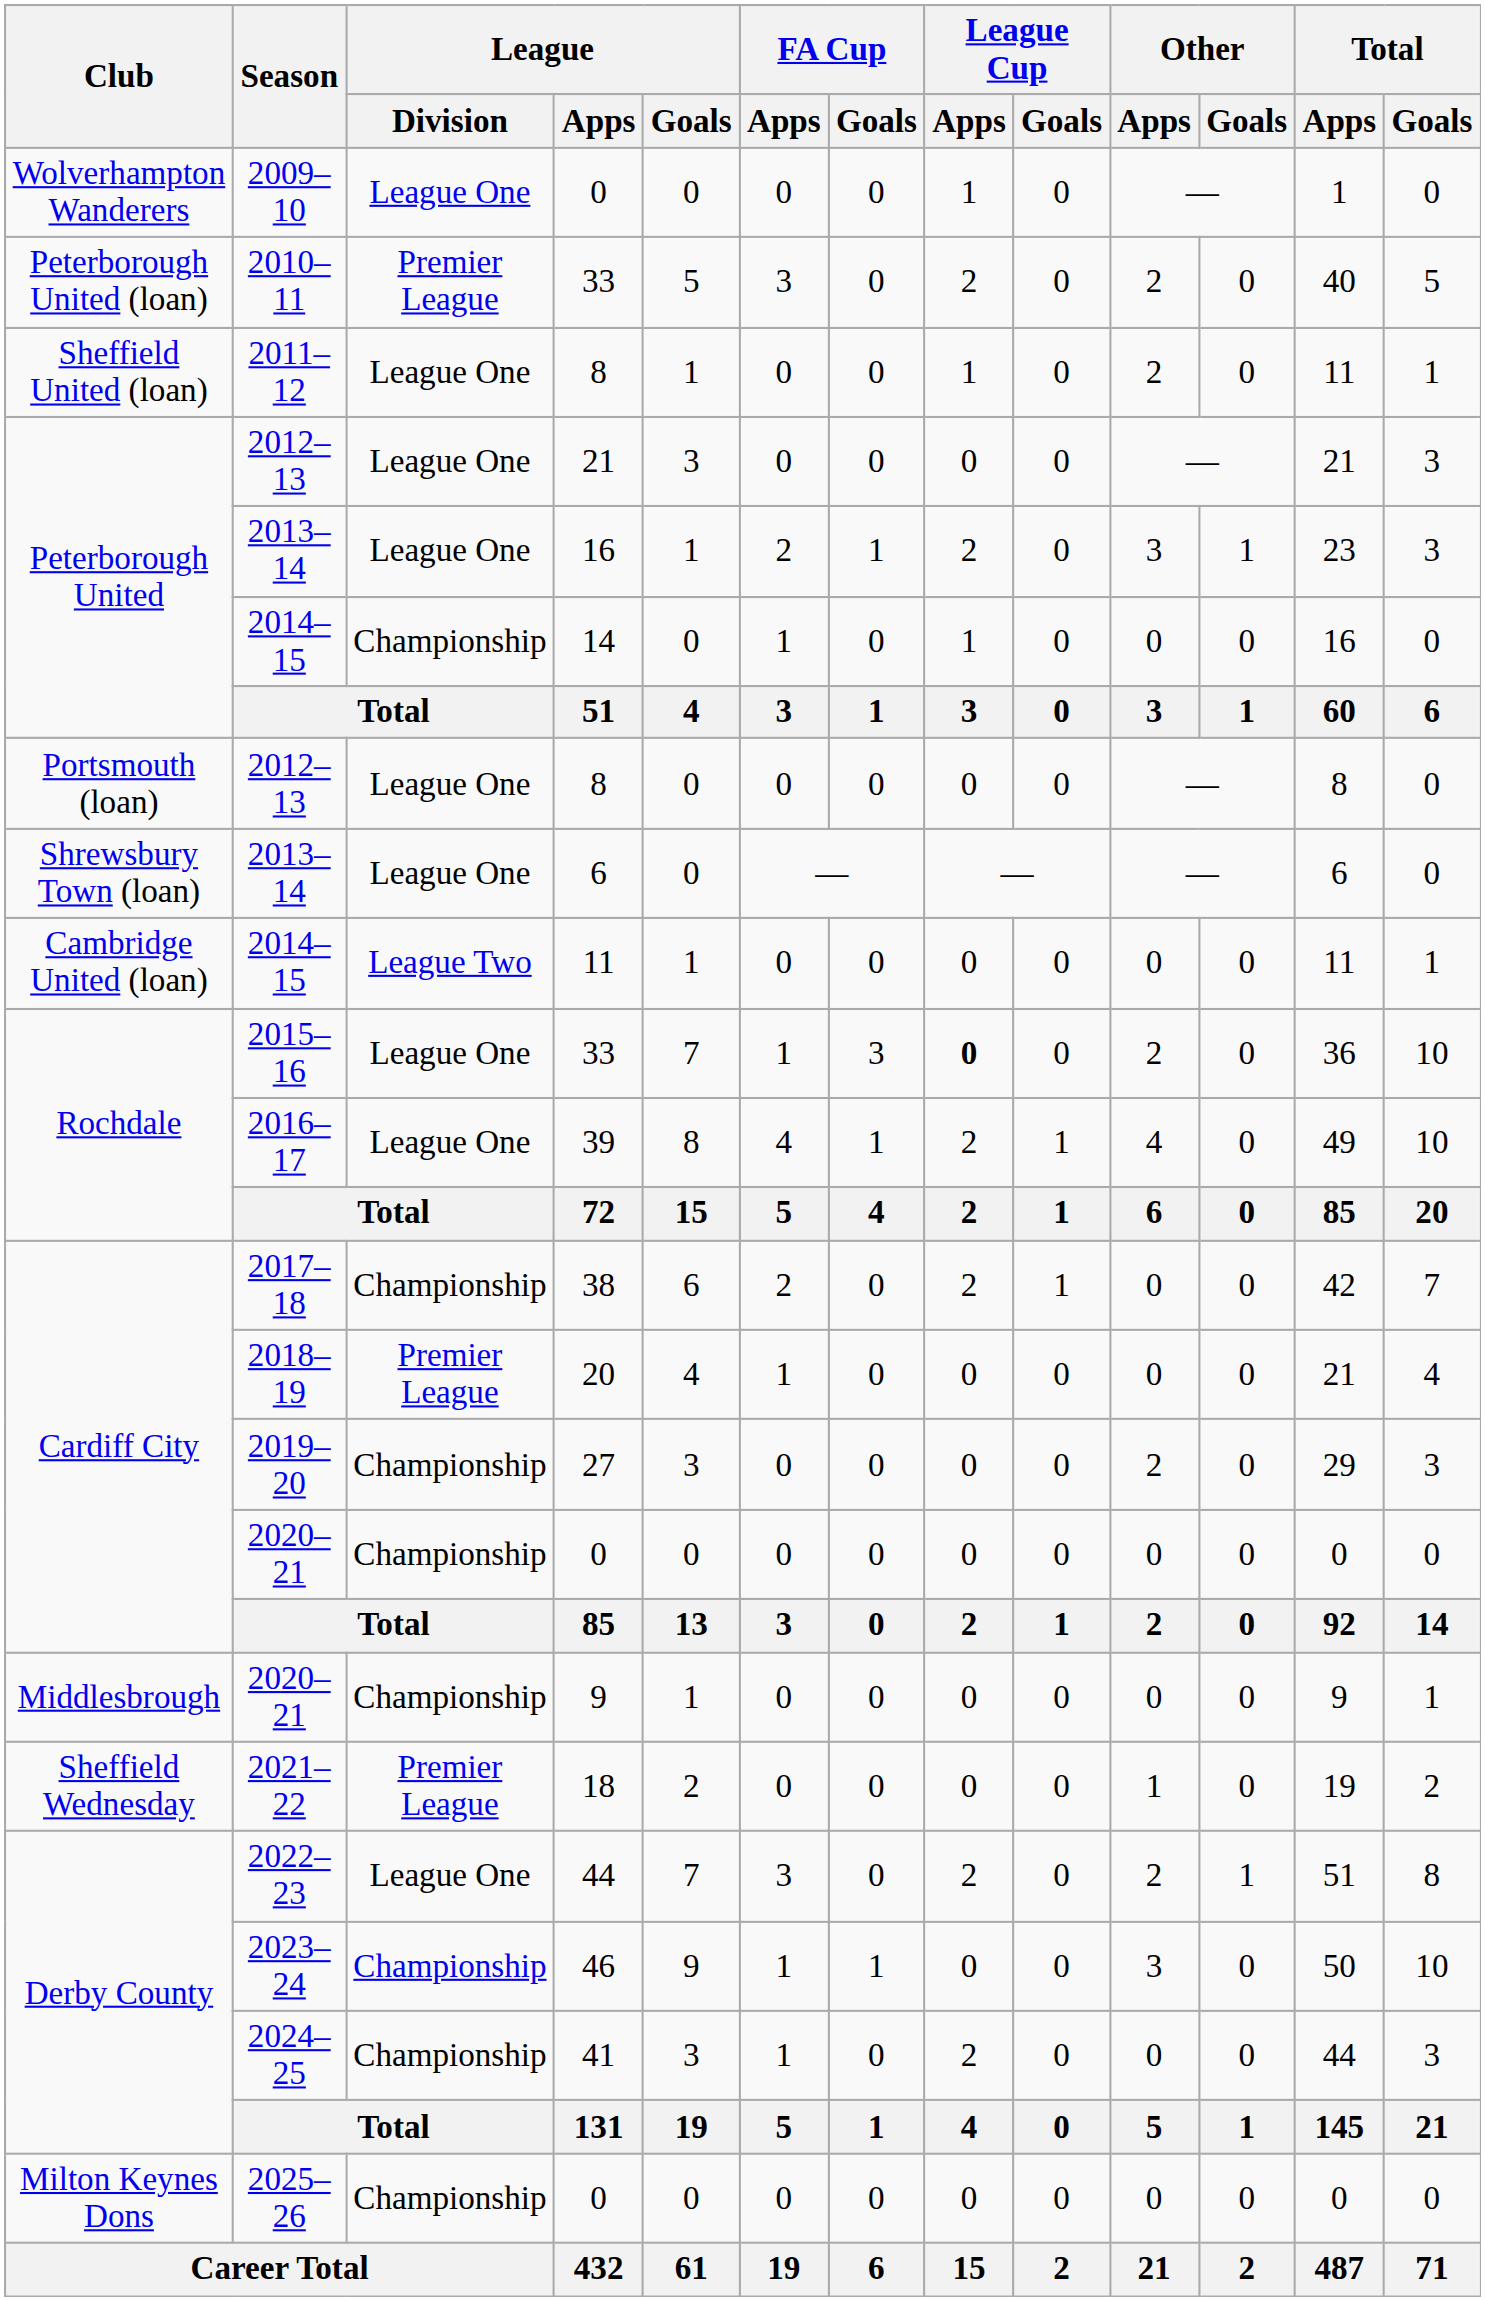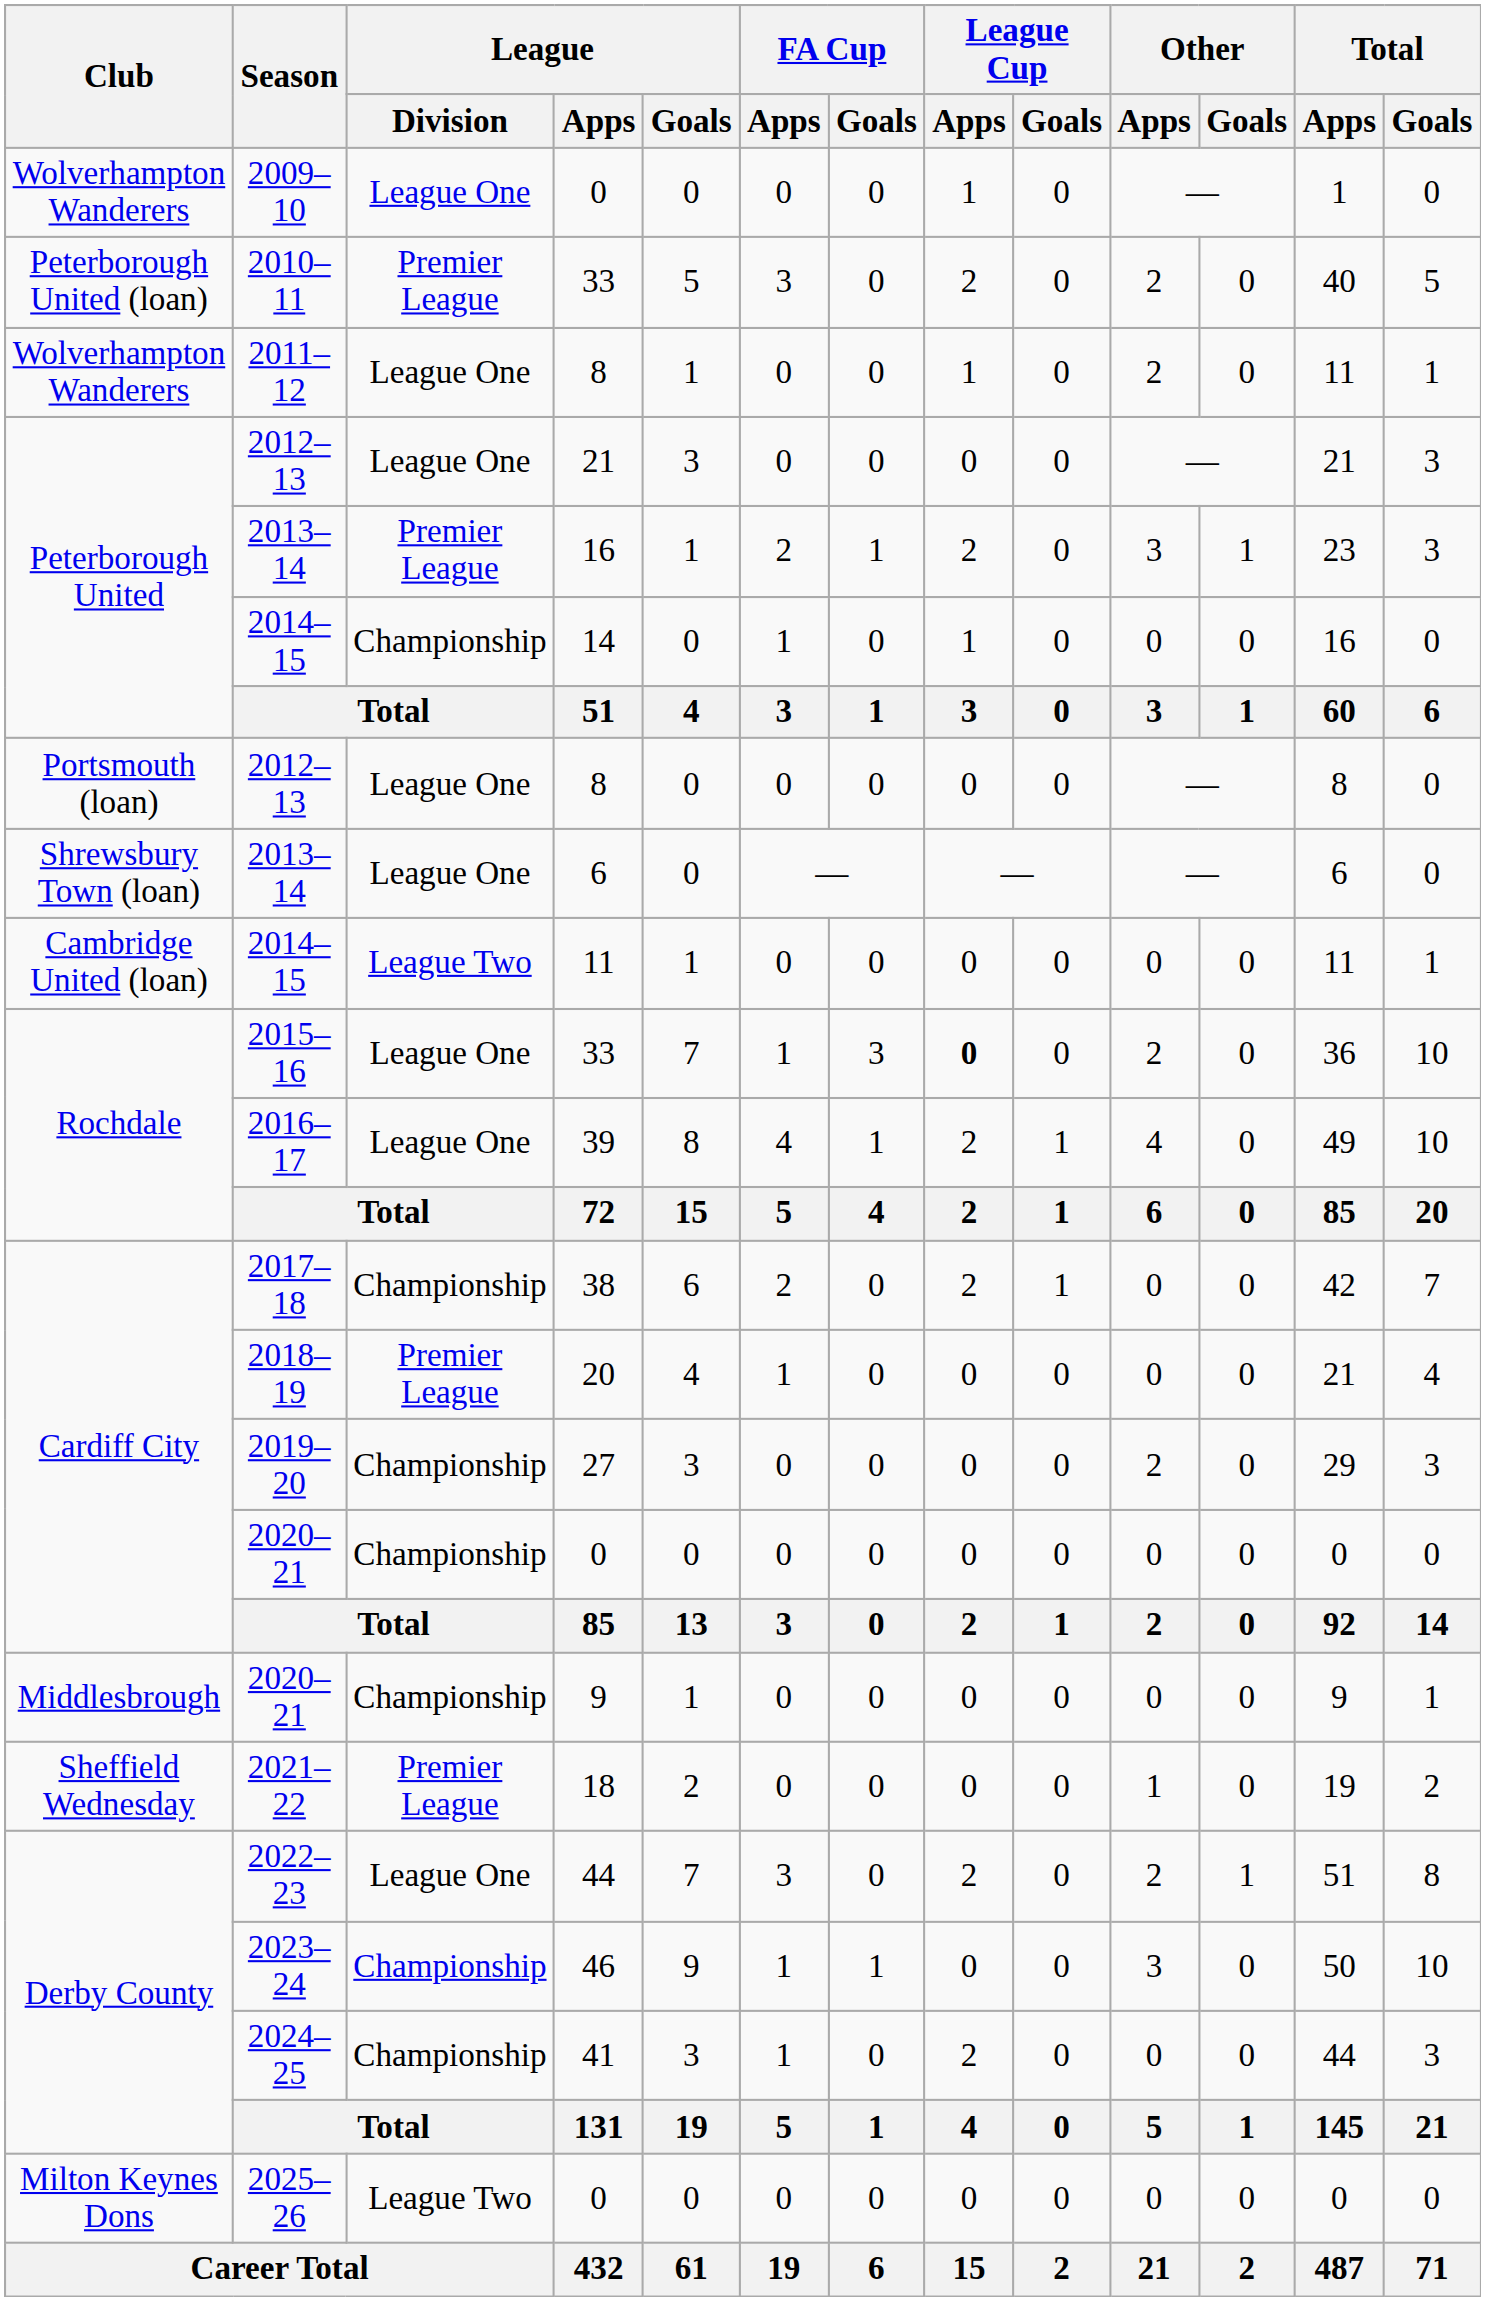(119, 371) Sheffield United (loan) -> (119, 371) Wolverhampton Wanderers
(450, 550) League One -> (450, 550) Premier League
(450, 2197) Championship -> (450, 2197) League Two
